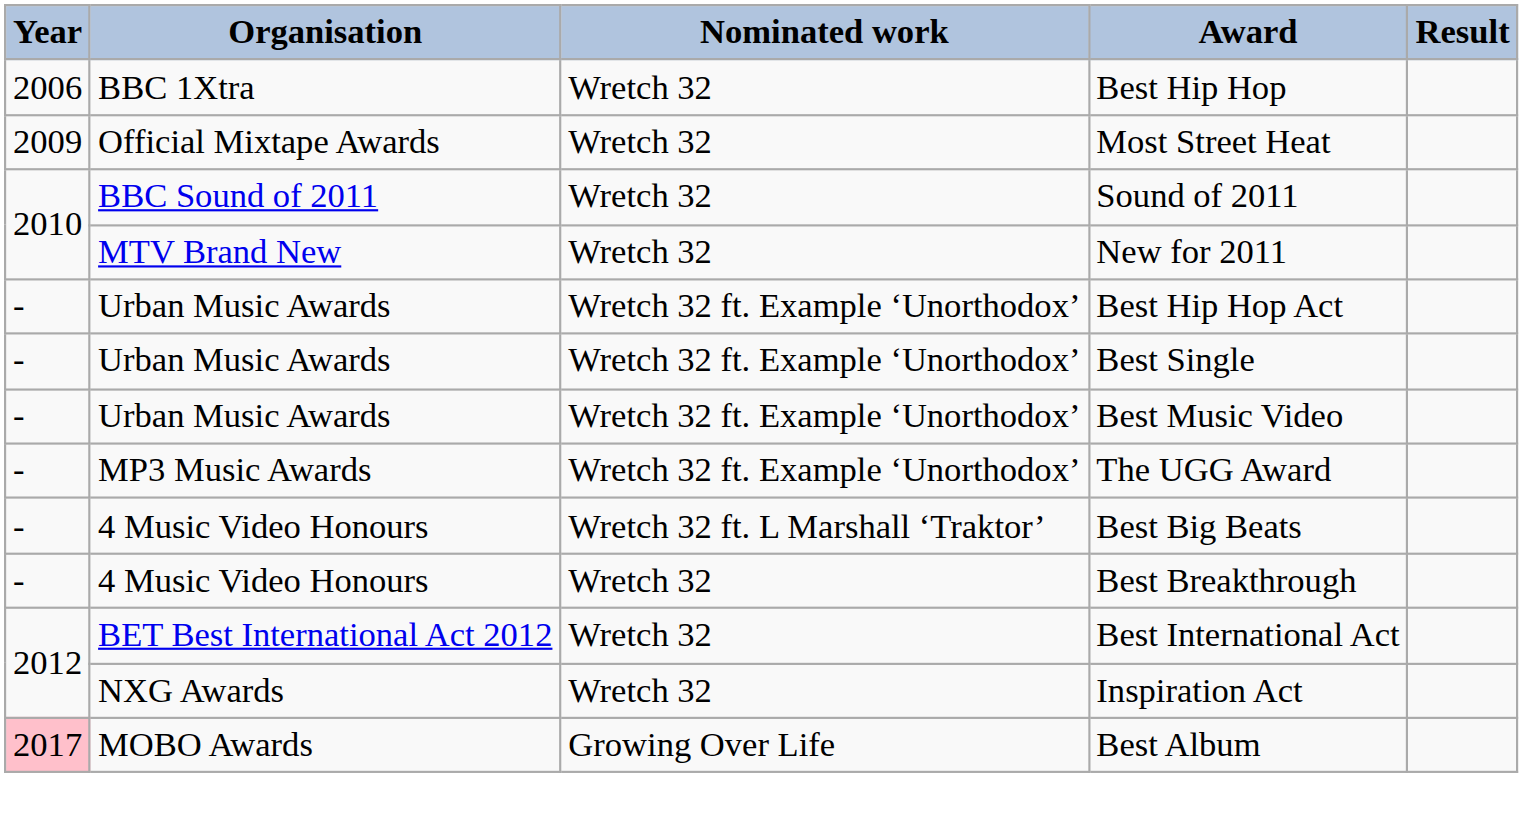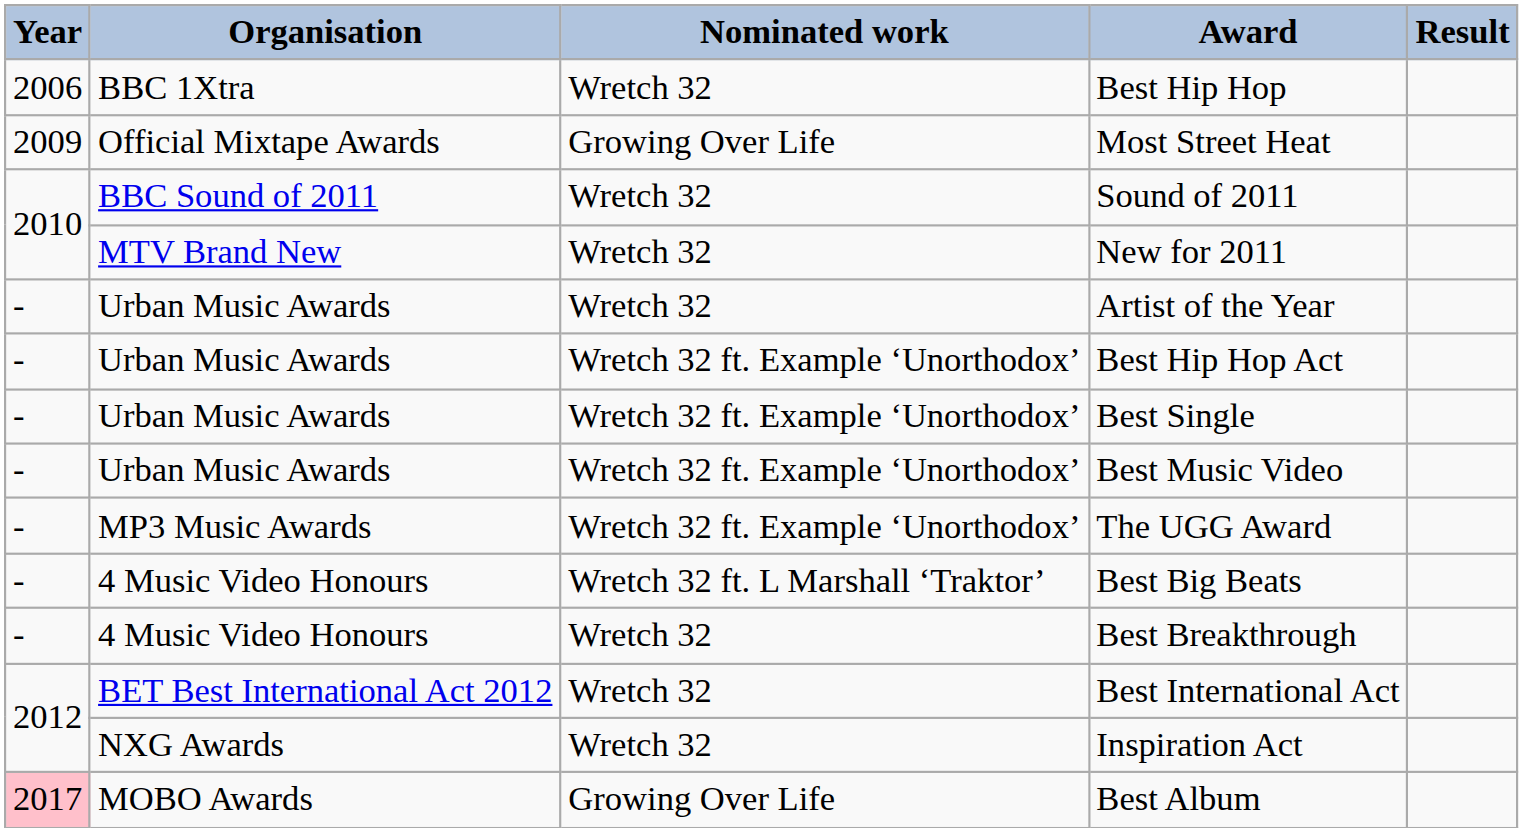(640, 141) Wretch 32 -> (702, 141) Growing Over Life
+ row: (1215, 305)
